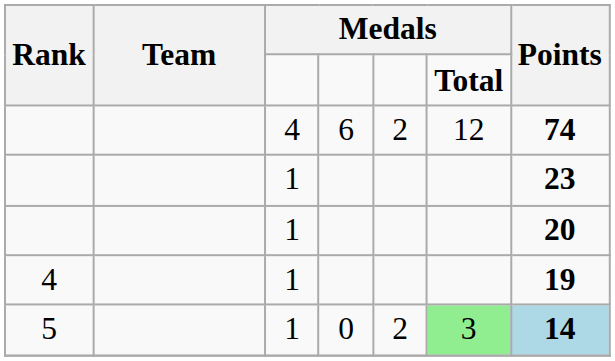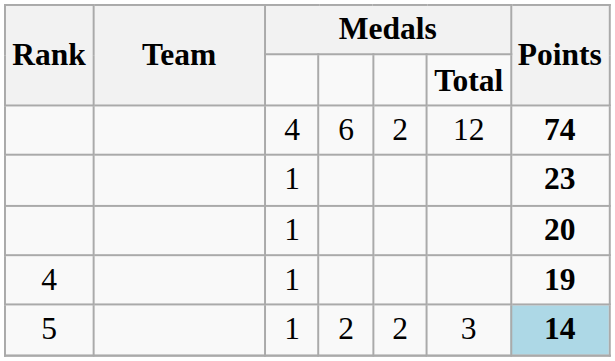(346, 329) 0 -> (346, 329) 2
(469, 329) lightgreen background -> (469, 329) no background
